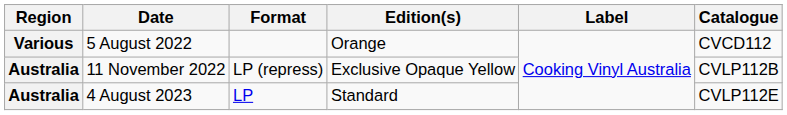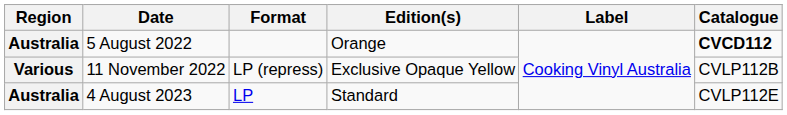(44, 43) Various -> (44, 43) Australia
(735, 43) normal -> (735, 43) bold
(44, 69) Australia -> (44, 69) Various
